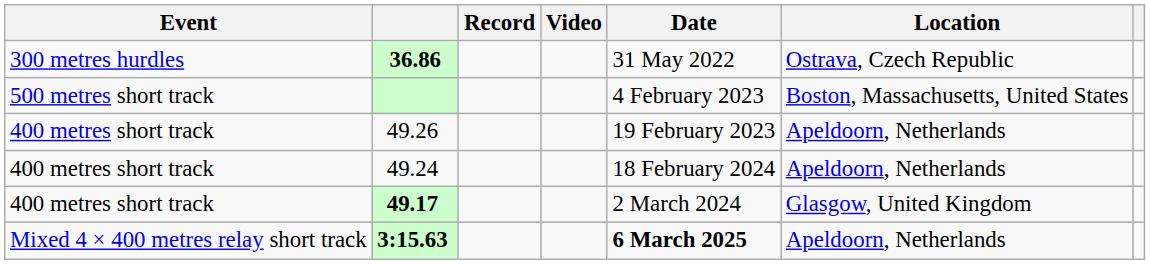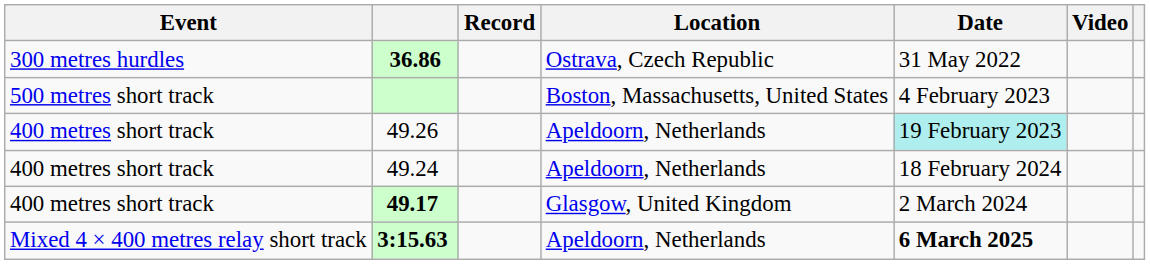columns swapped: (957, 22) <-> (574, 22)
(694, 131) no background -> (980, 131) paleturquoise background
